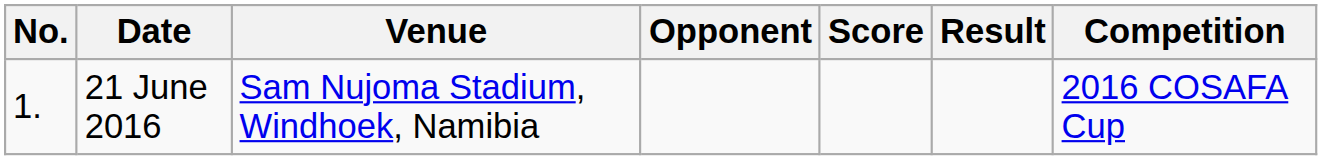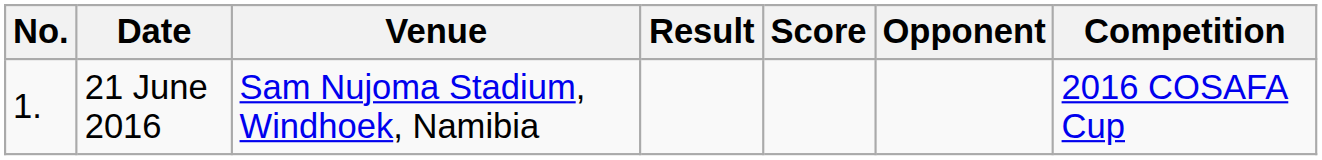columns swapped: (731, 31) <-> (993, 31)
